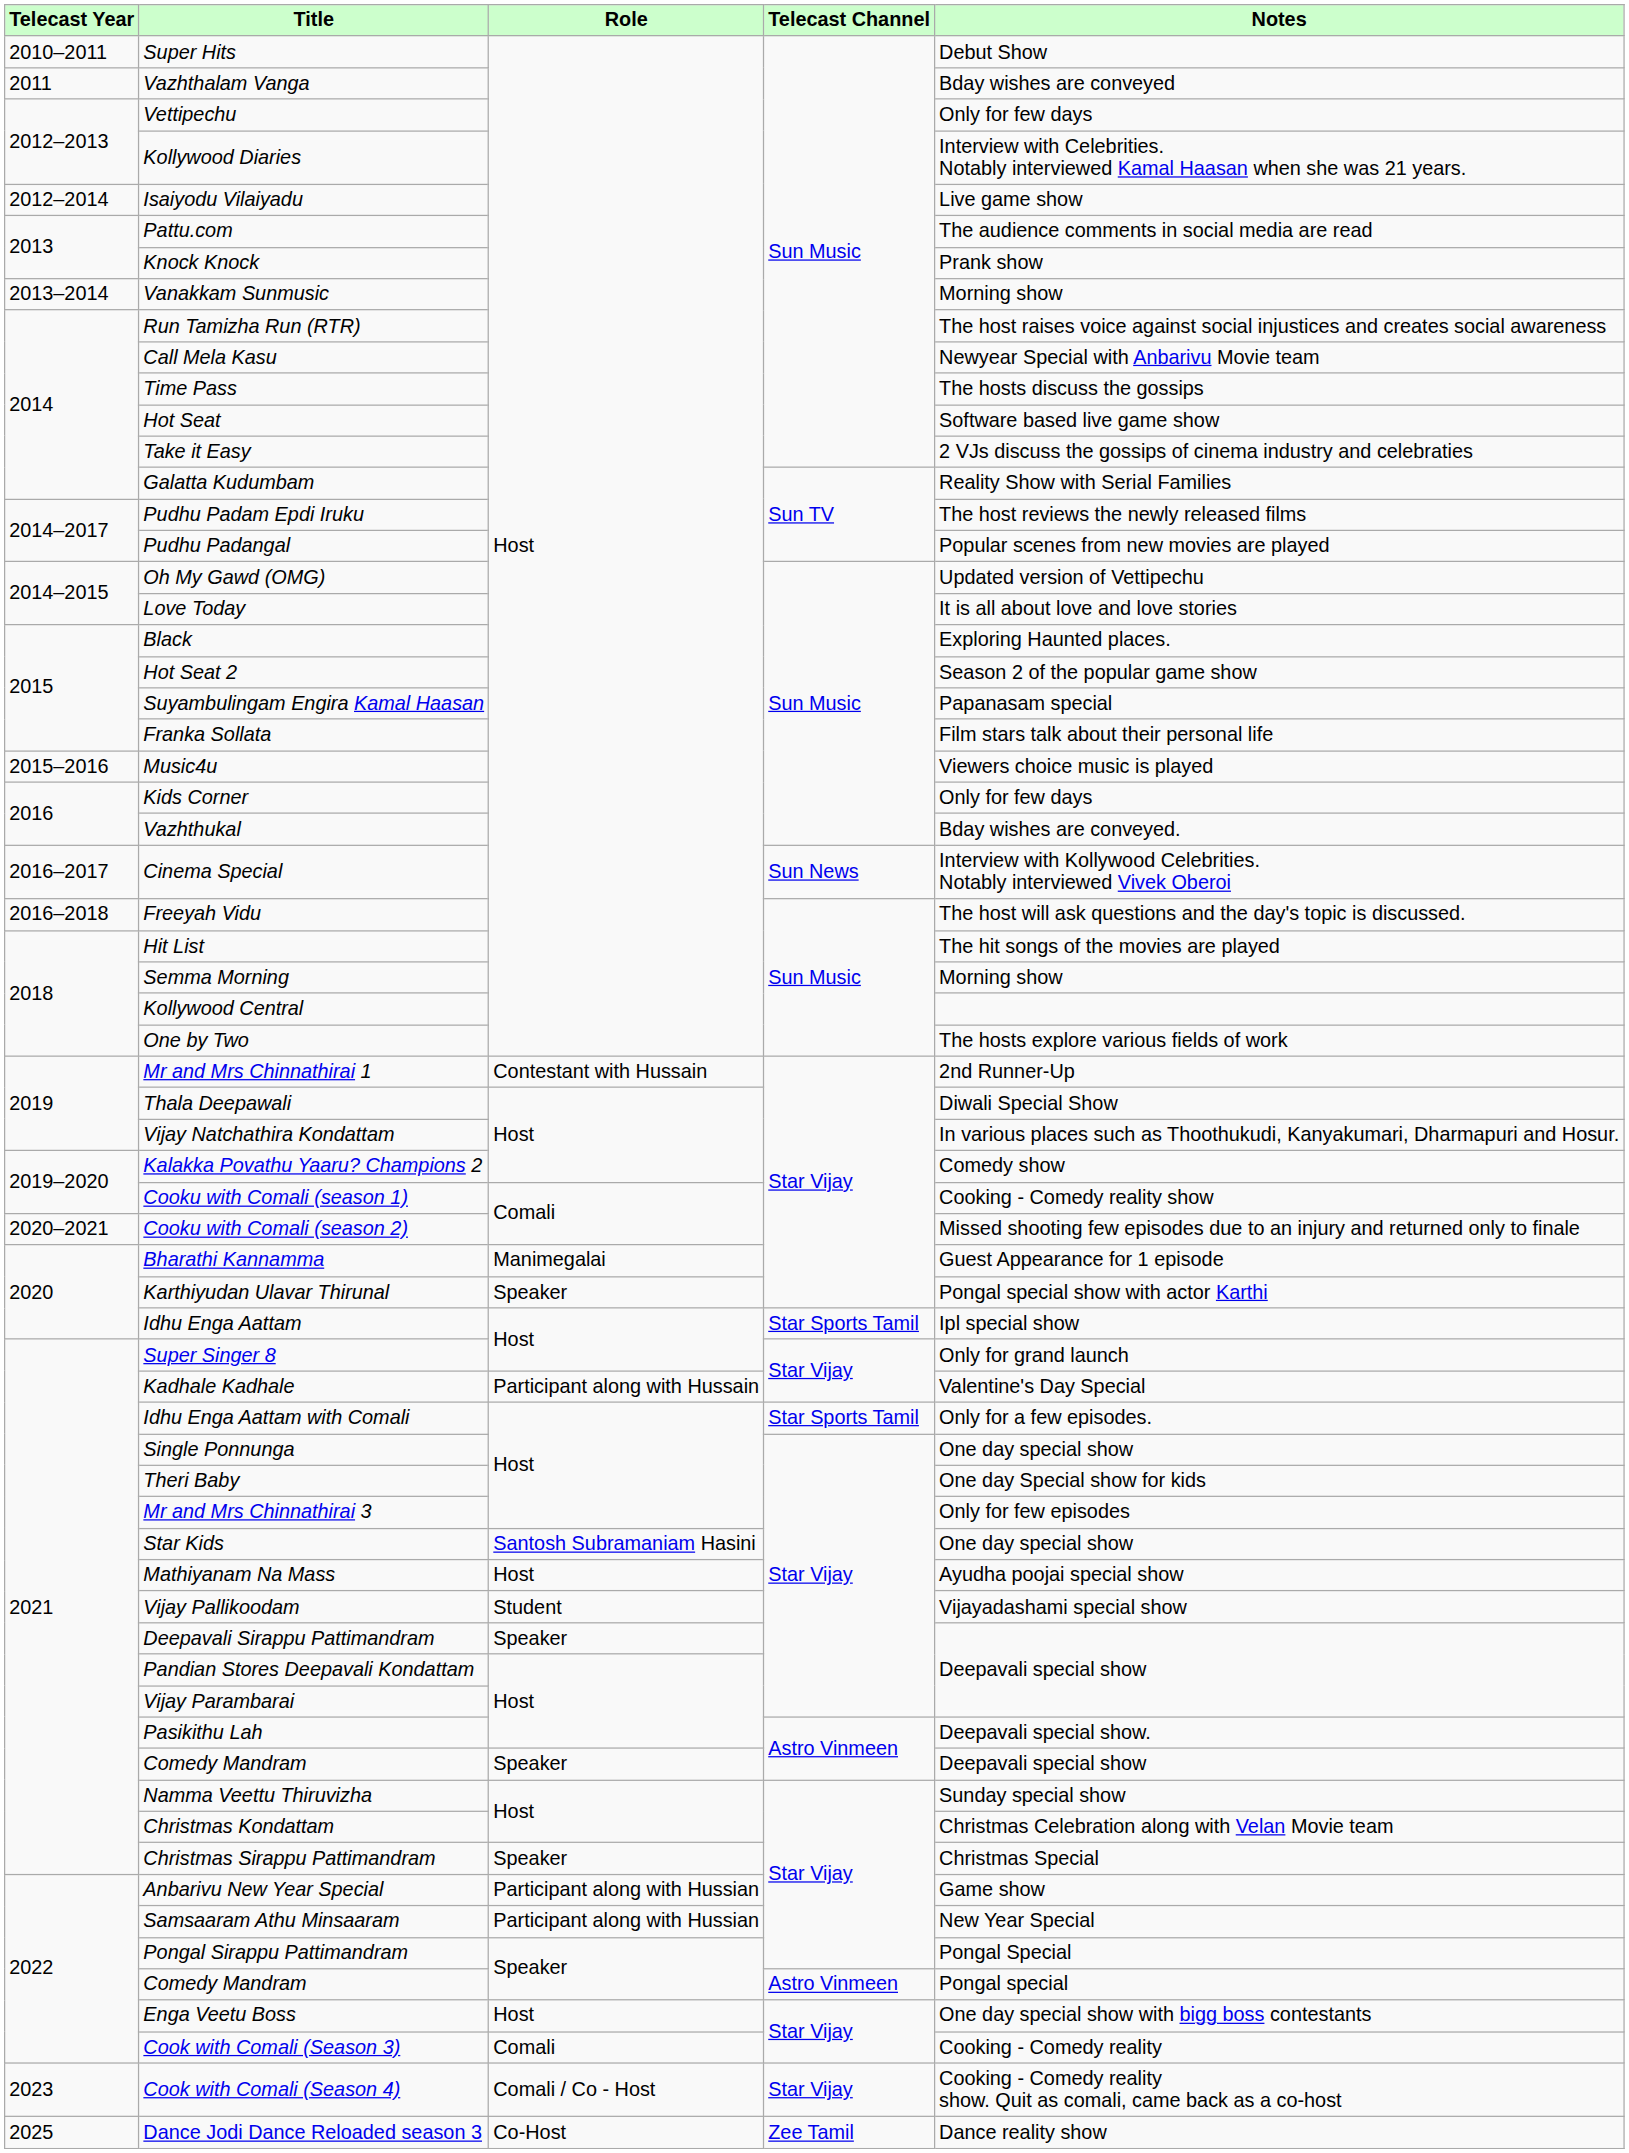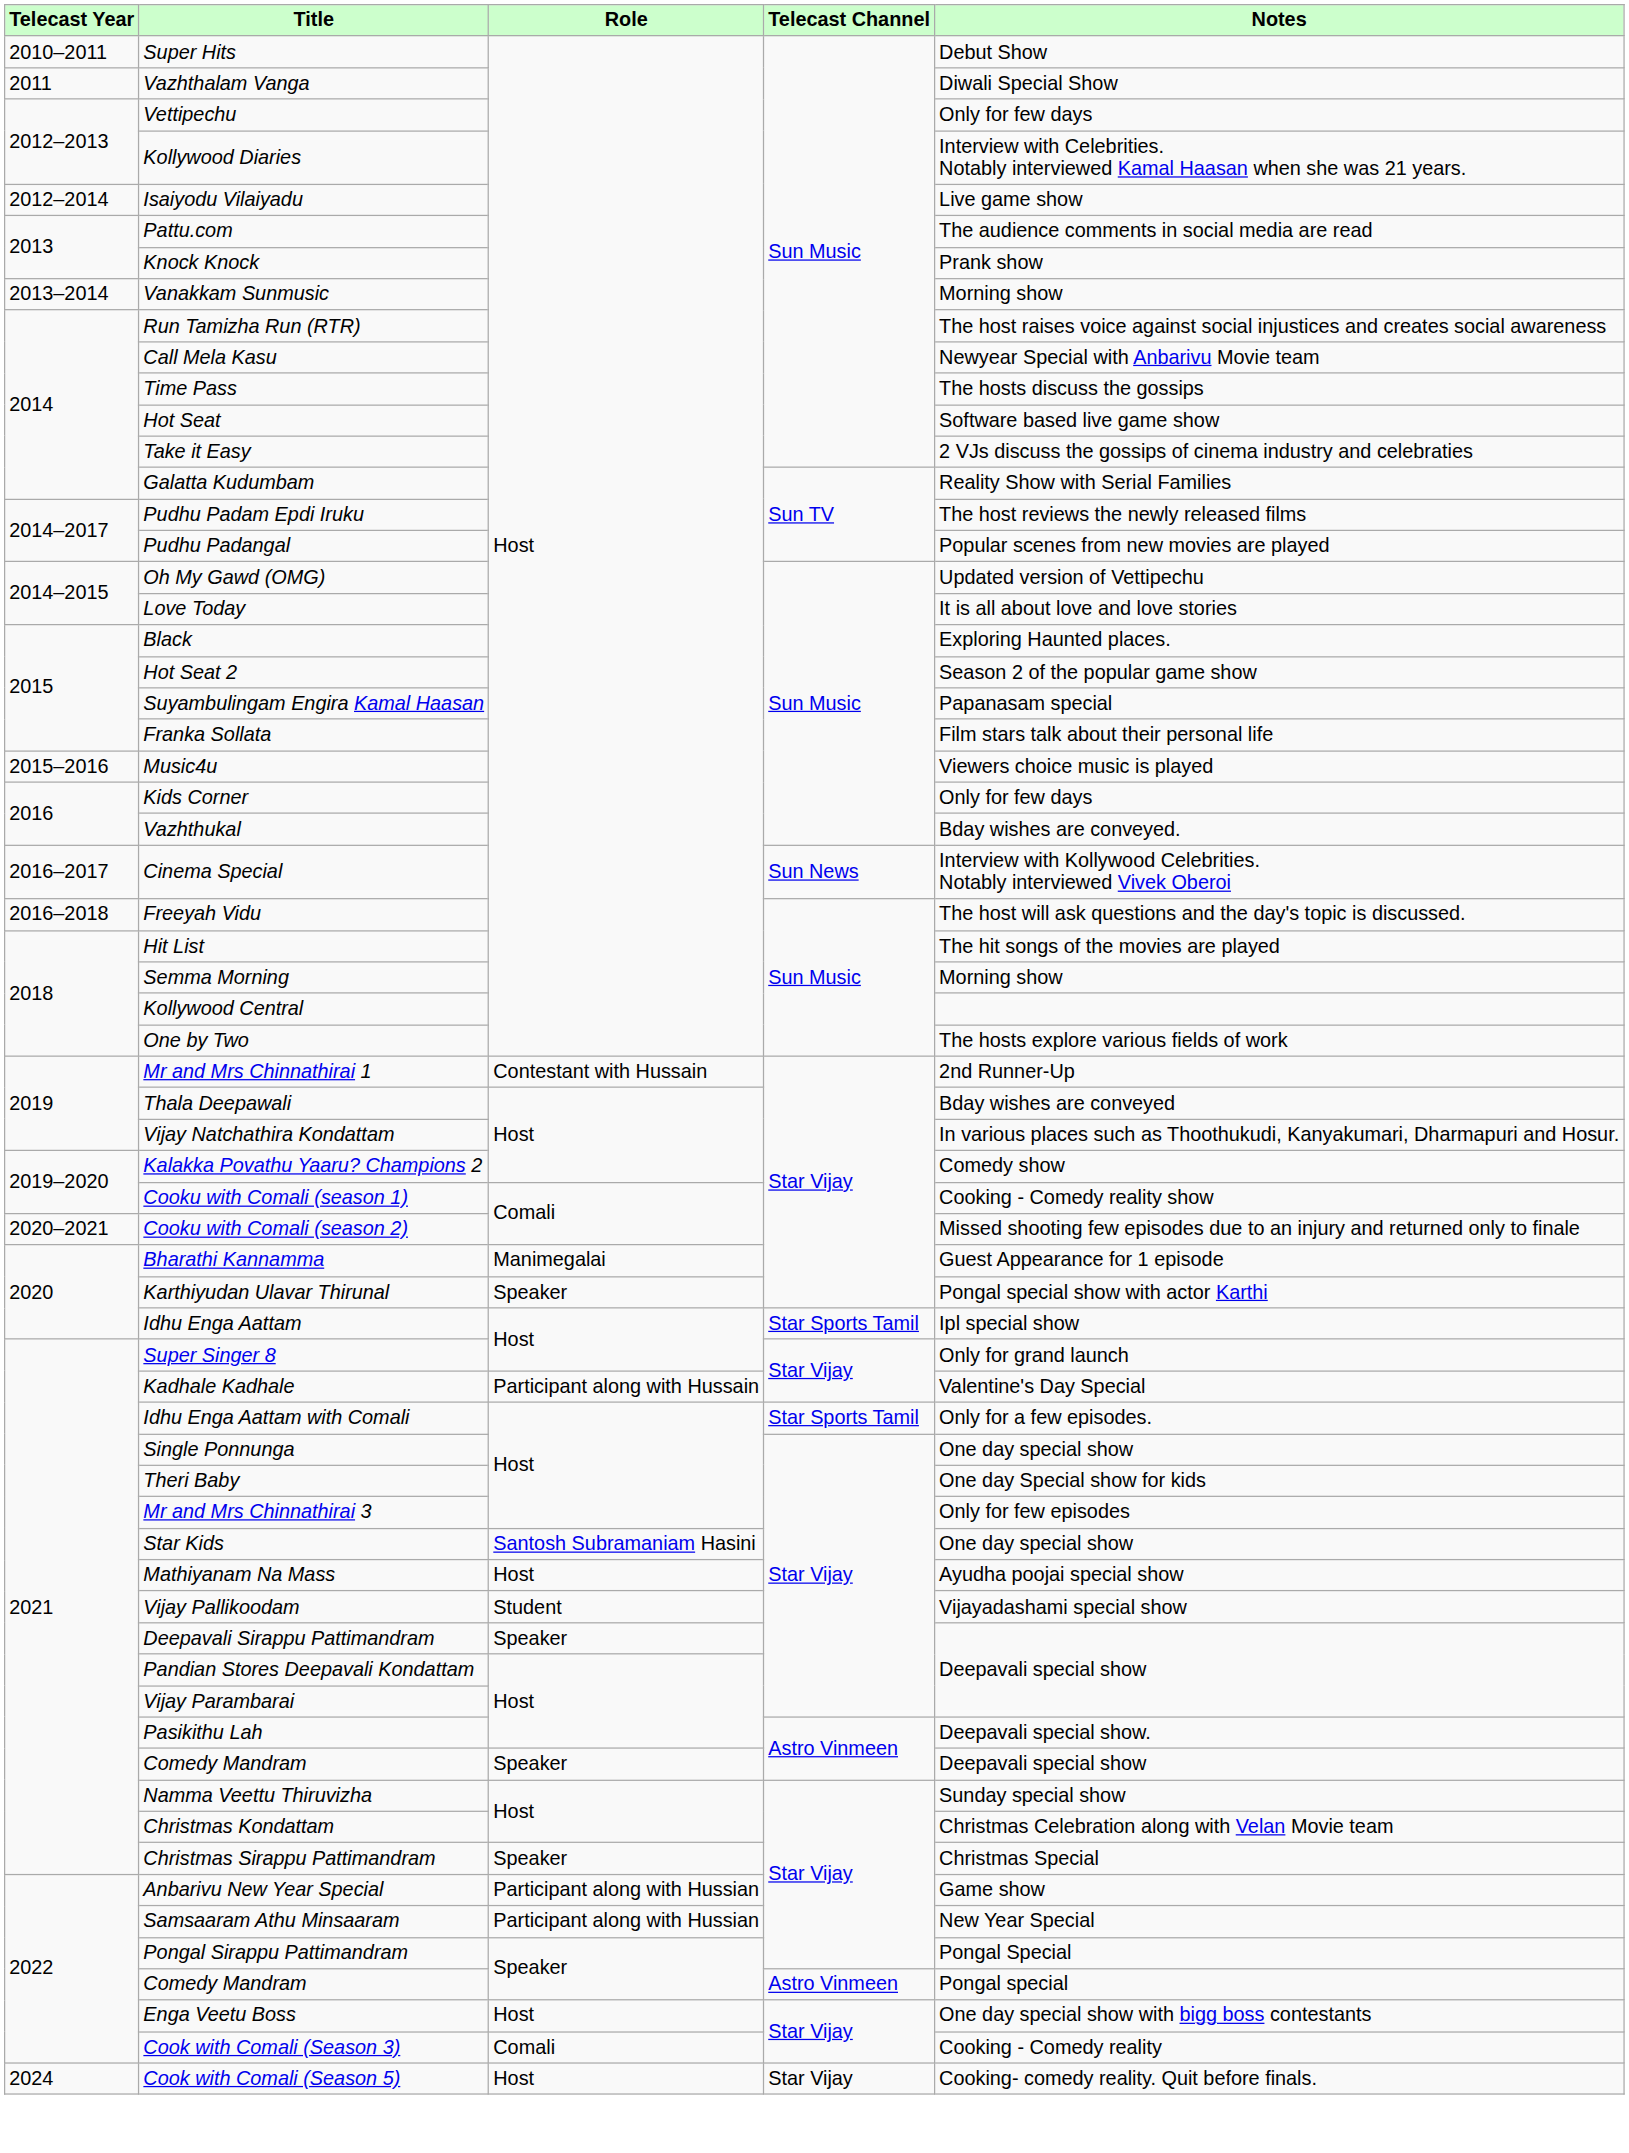(1057, 83) Bday wishes are conveyed -> (1028, 83) Diwali Special Show
(1028, 1103) Diwali Special Show -> (1057, 1103) Bday wishes are conveyed
- row: (31, 2089)
+ row: (31, 2078)
- row: (31, 2132)
